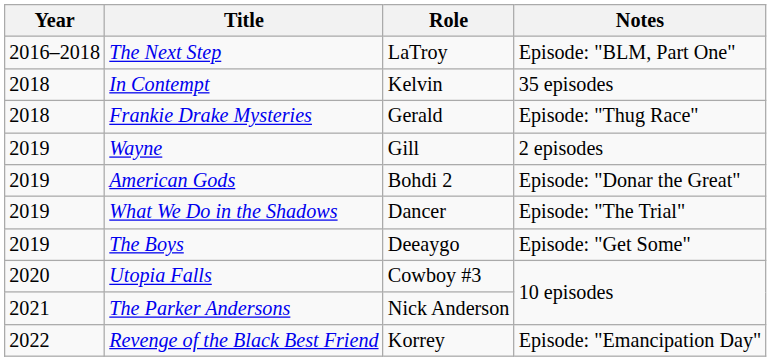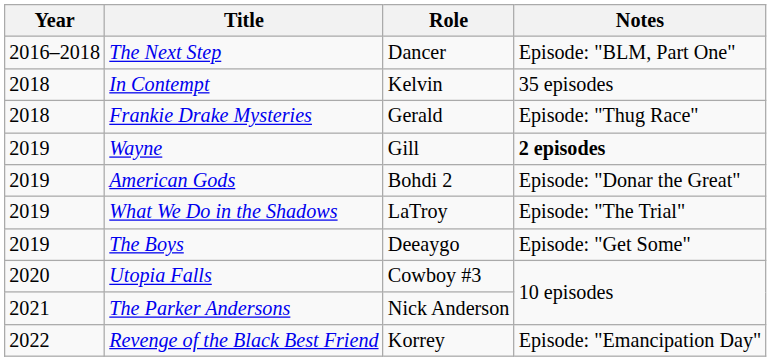(418, 52) LaTroy -> (417, 52) Dancer
(561, 148) normal -> (562, 148) bold
(417, 212) Dancer -> (418, 212) LaTroy
